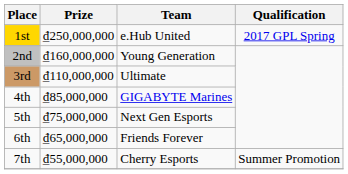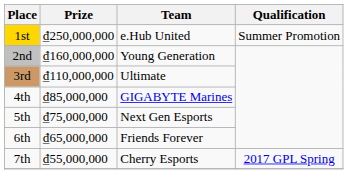(289, 35) 2017 GPL Spring -> (289, 35) Summer Promotion
(289, 158) Summer Promotion -> (289, 158) 2017 GPL Spring
